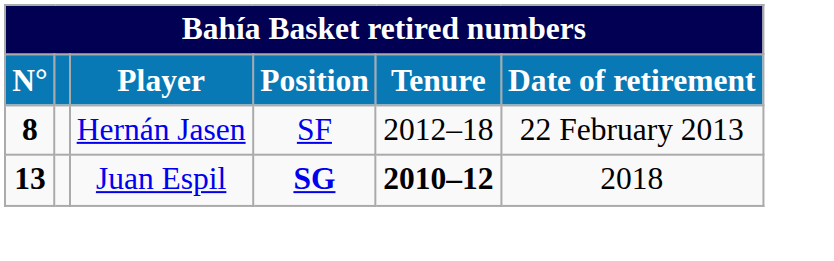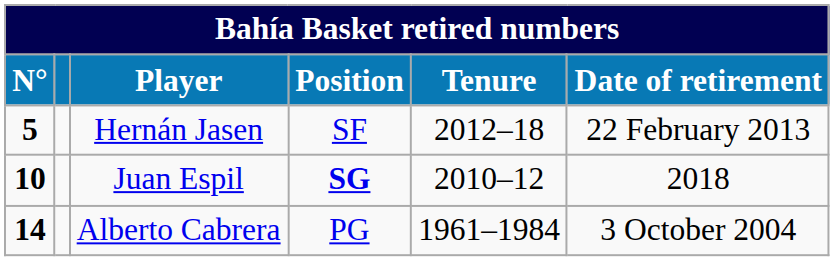(30, 129) 8 -> (30, 129) 5
(30, 179) 13 -> (30, 179) 10
(438, 179) bold -> (489, 179) normal
+ row: (179, 229)
